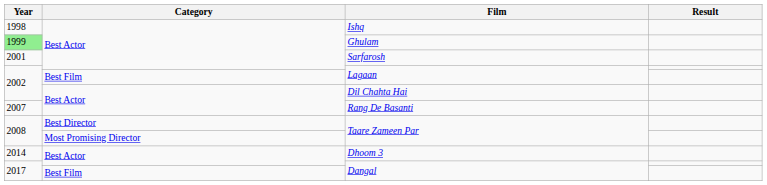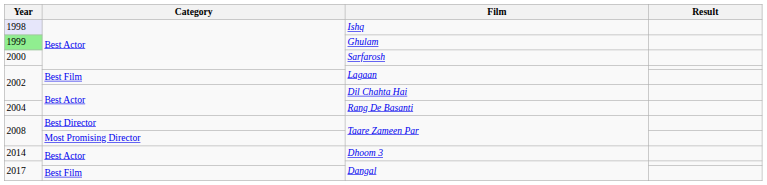(16, 27) no background -> (16, 27) lavender background
(16, 57) 2001 -> (16, 57) 2000
(16, 107) 2007 -> (16, 107) 2004
